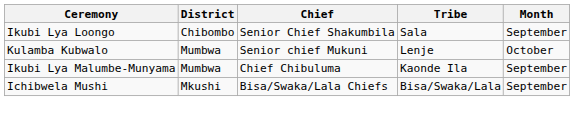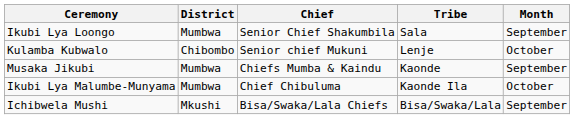(208, 32) Chibombo -> (201, 32) Mumbwa
(201, 50) Mumbwa -> (208, 50) Chibombo
+ row: (51, 68)
(537, 68) September -> (530, 86) October
